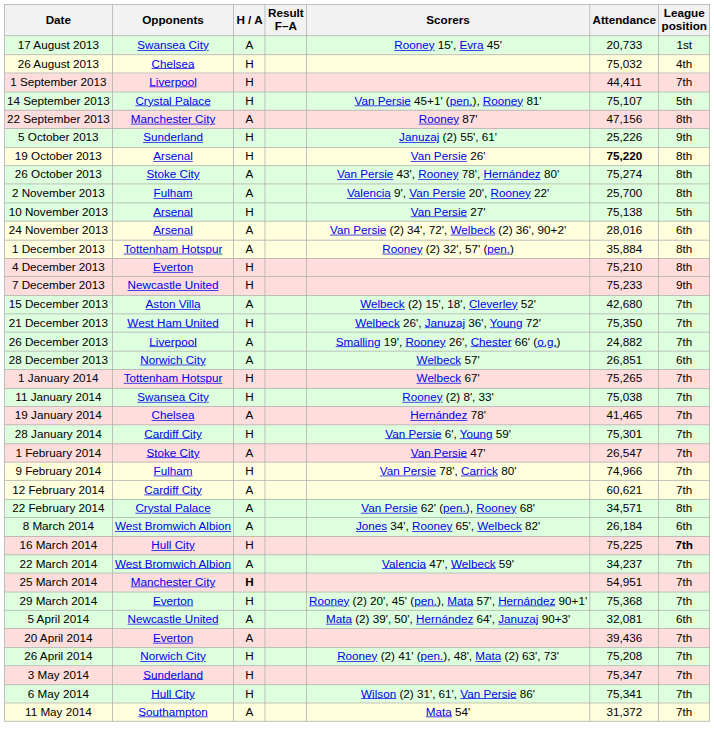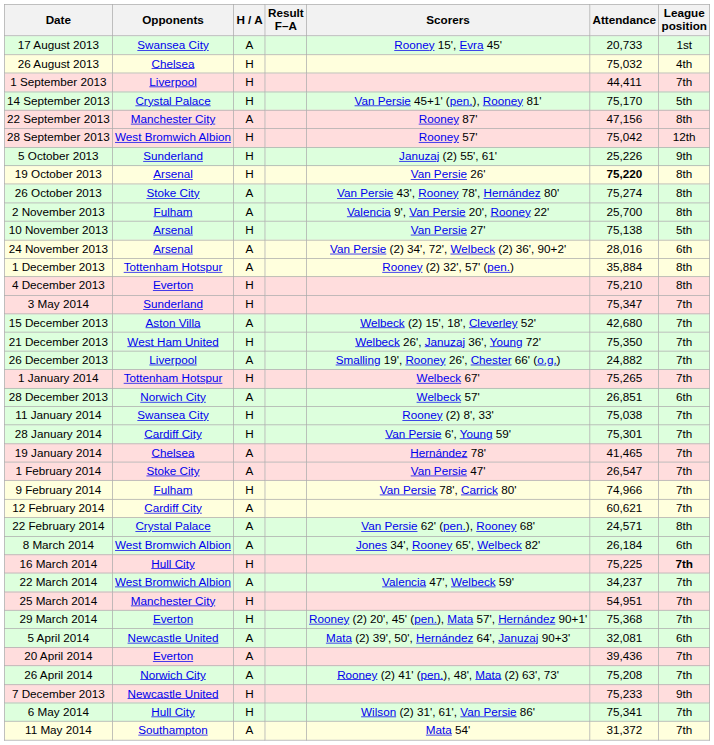(624, 100) 75,107 -> (624, 100) 75,170
+ row: (58, 138)
rows swapped: (58, 286) <-> (58, 675)
rows swapped: (58, 360) <-> (58, 378)
rows swapped: (58, 415) <-> (58, 434)
(624, 508) 34,571 -> (624, 527) 24,571
(249, 582) bold -> (249, 601) normal
(249, 656) H -> (249, 675) A
